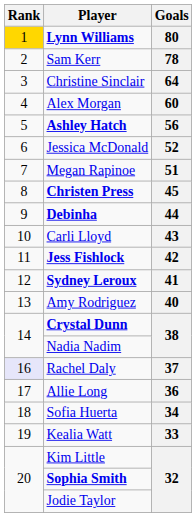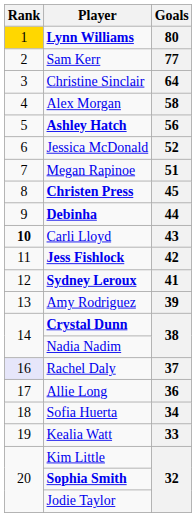(172, 59) 78 -> (172, 59) 77
(172, 103) 60 -> (172, 103) 58
(24, 236) normal -> (24, 236) bold
(172, 302) 40 -> (172, 302) 39
